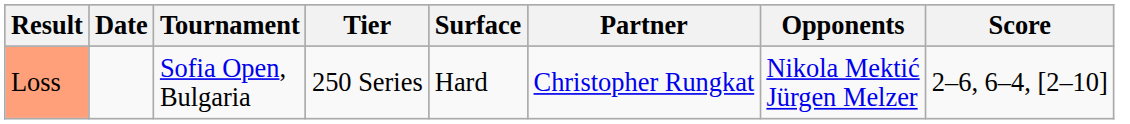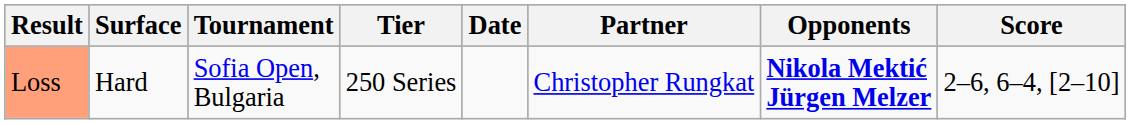columns swapped: (121, 25) <-> (478, 25)
(843, 82) normal -> (849, 82) bold
